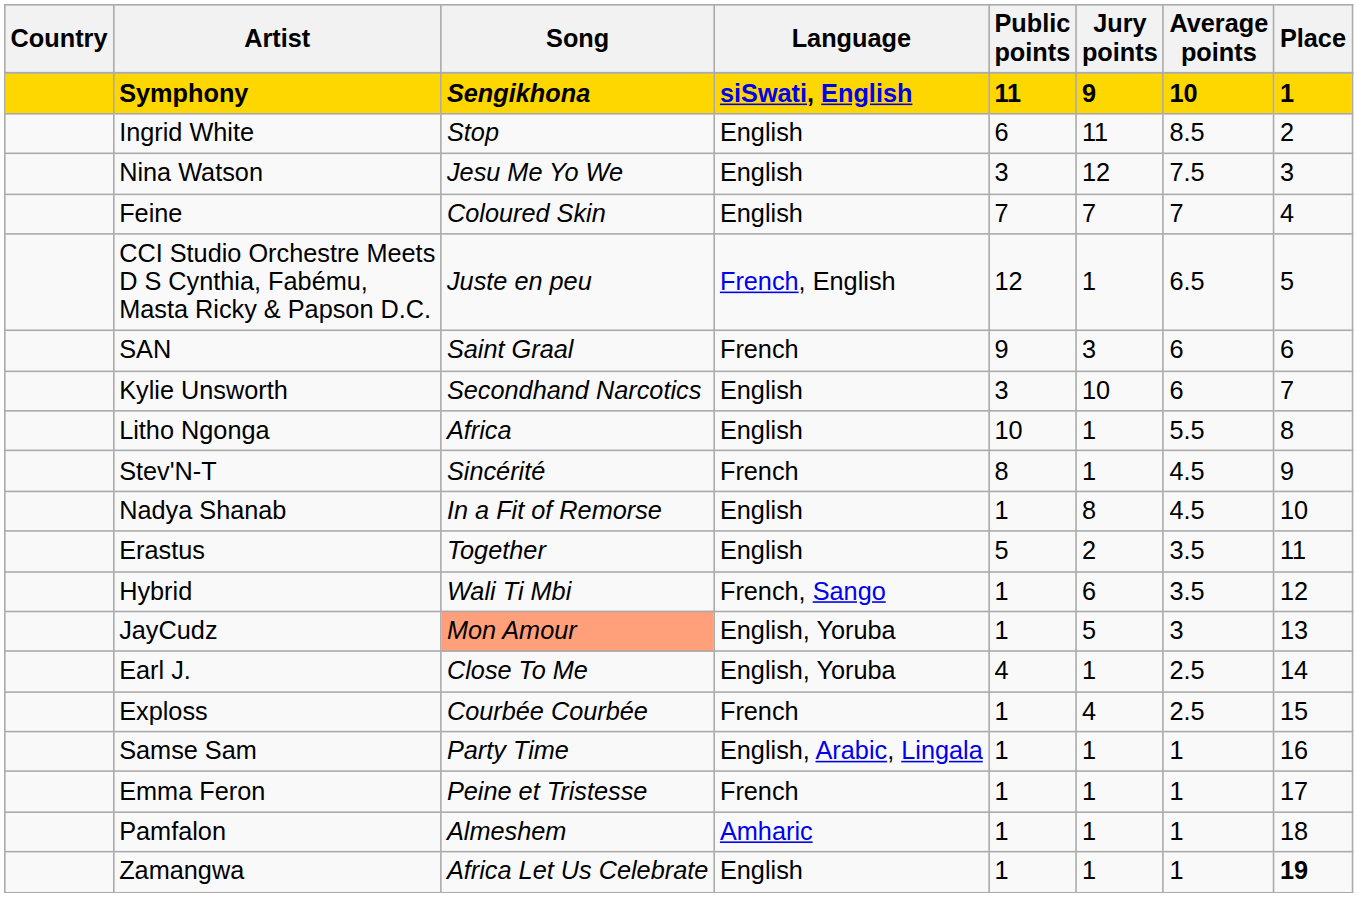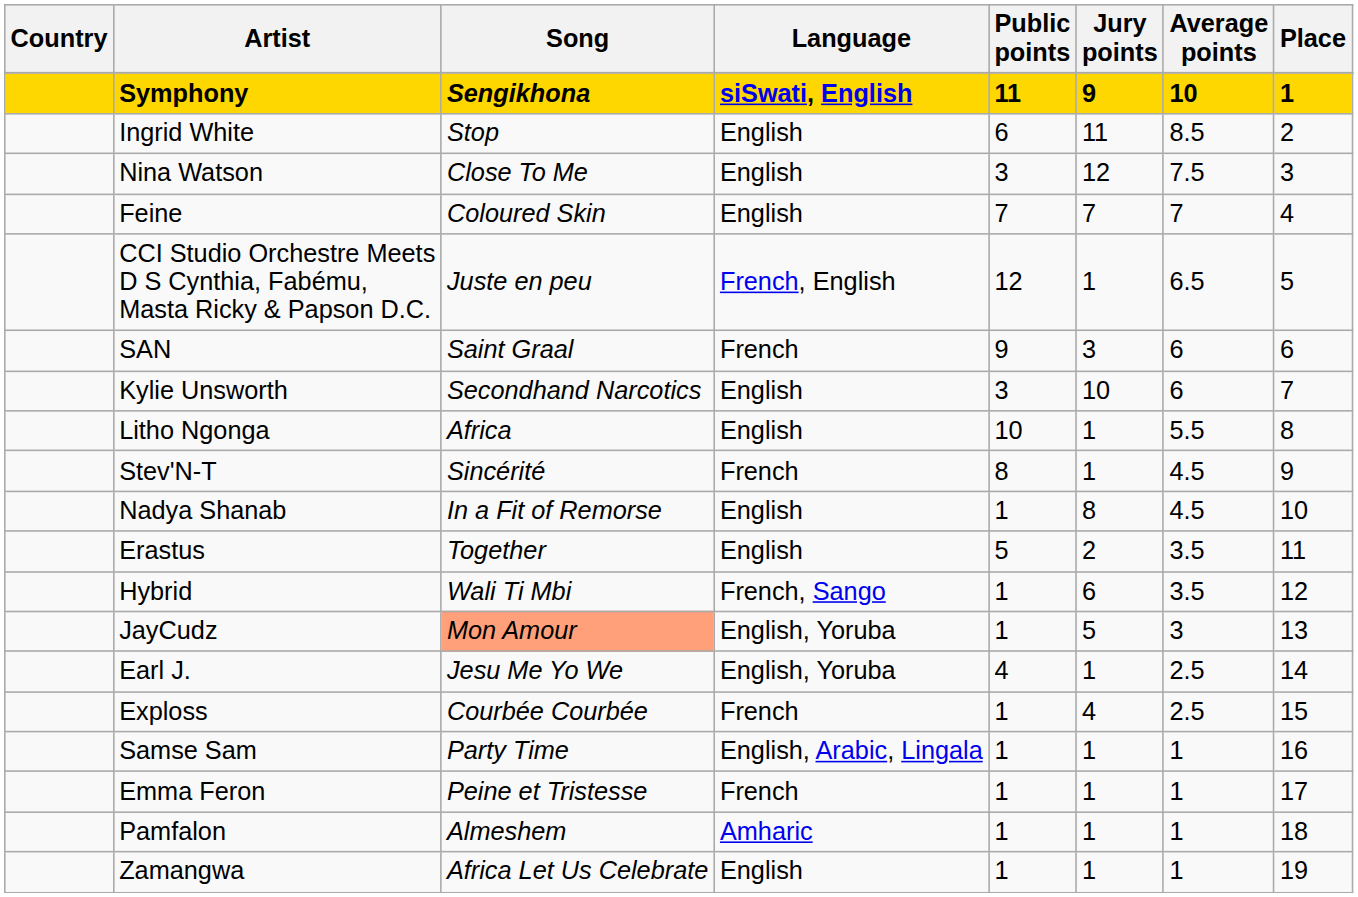(535, 173) Jesu Me Yo We -> (517, 173) Close To Me
(517, 671) Close To Me -> (535, 671) Jesu Me Yo We
(1294, 871) bold -> (1294, 871) normal
